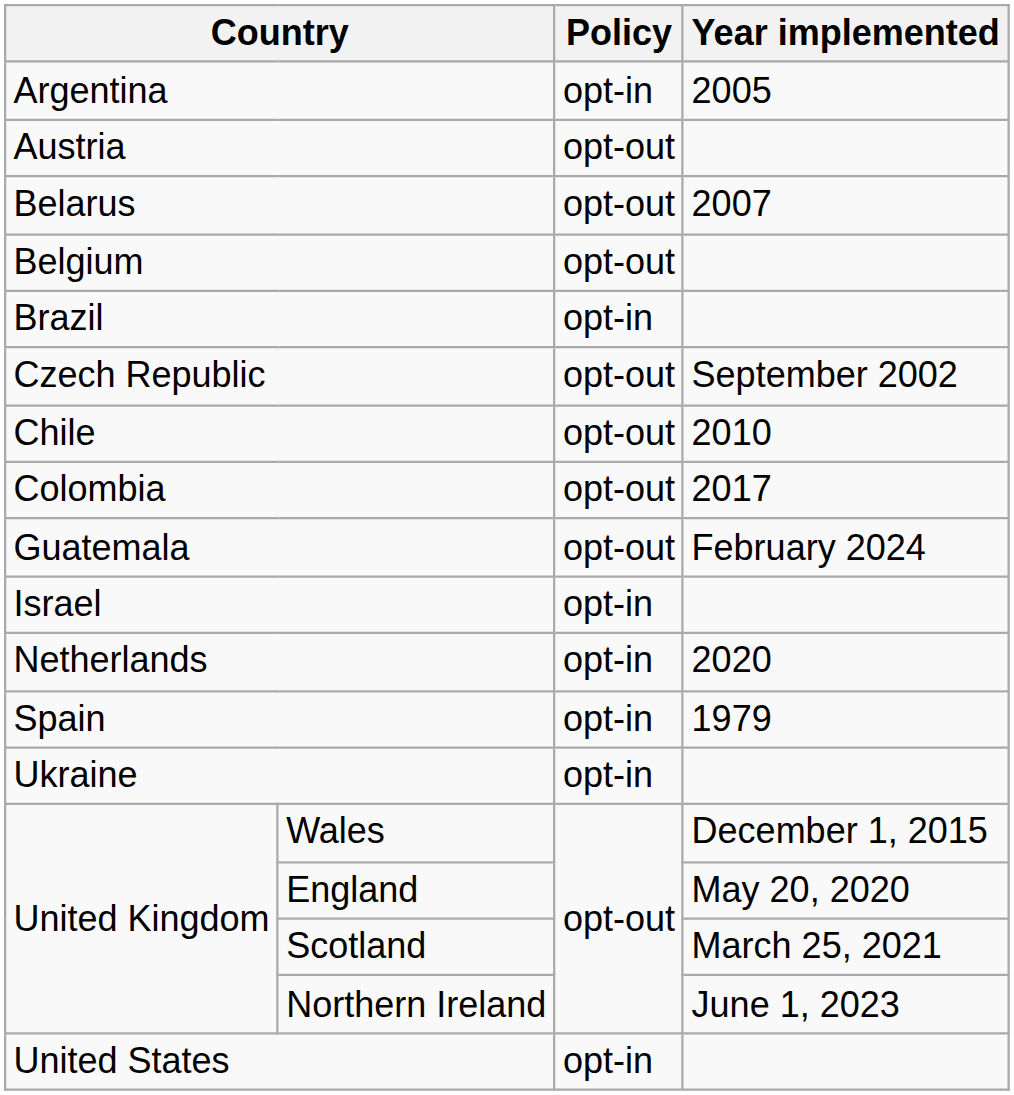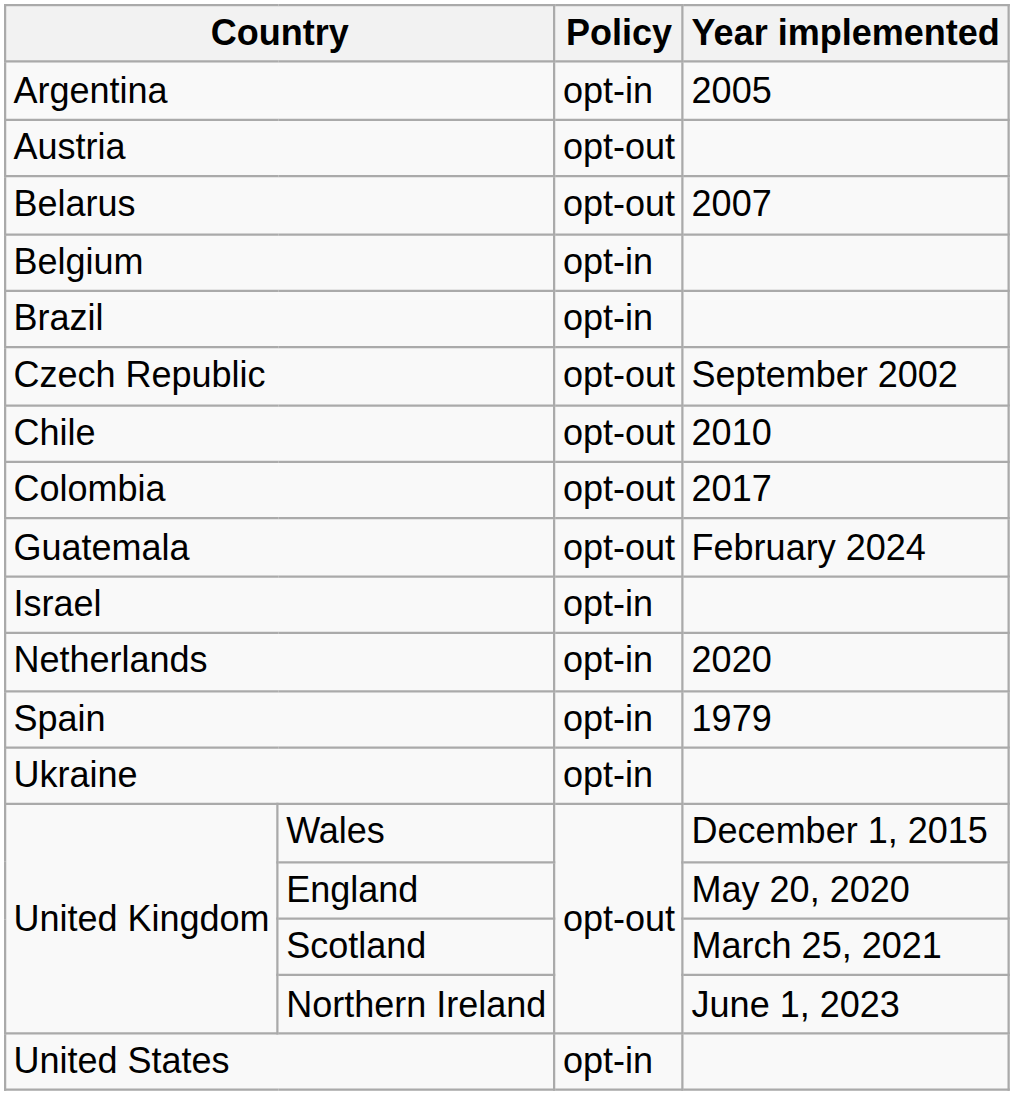(619, 261) opt-out -> (608, 261) opt-in
